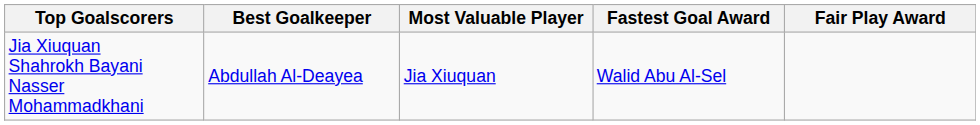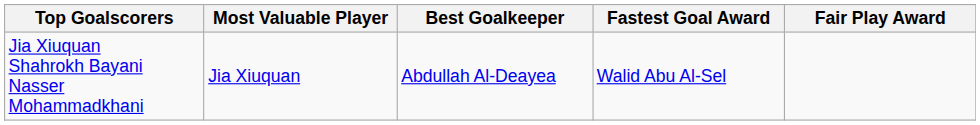columns swapped: (302, 18) <-> (496, 18)
